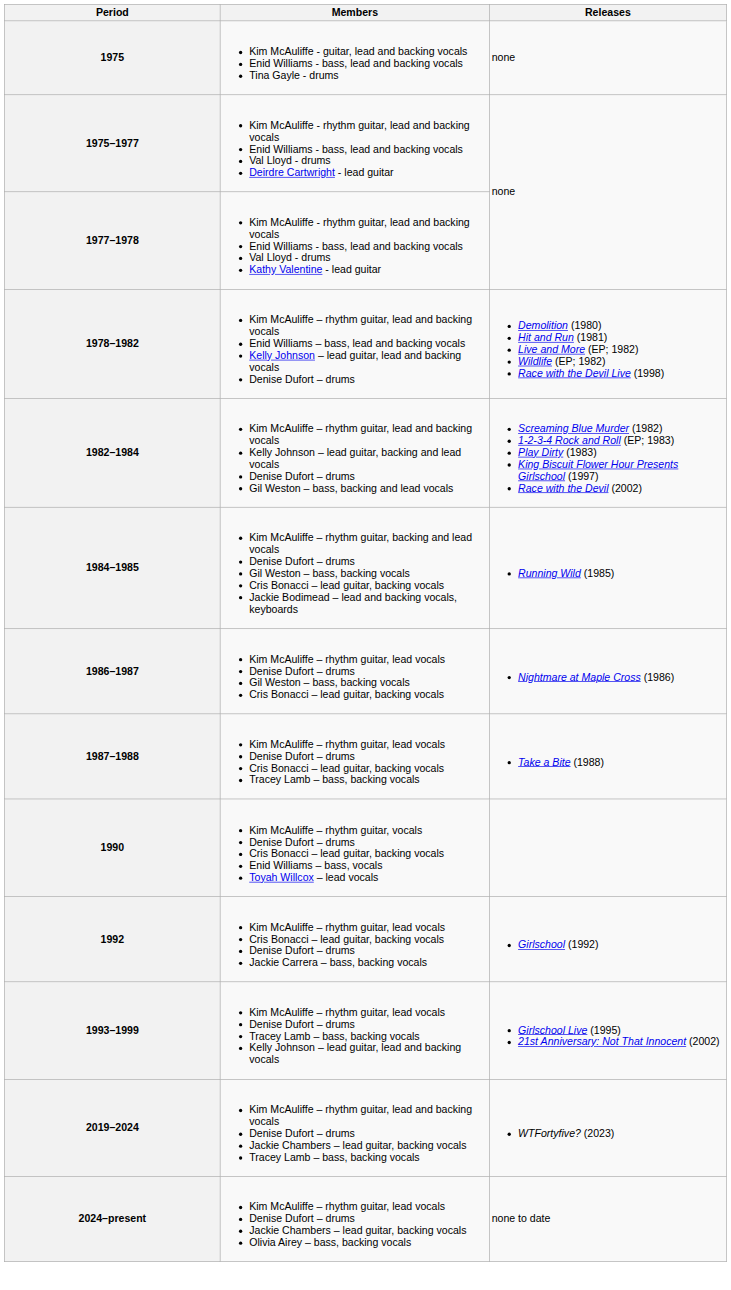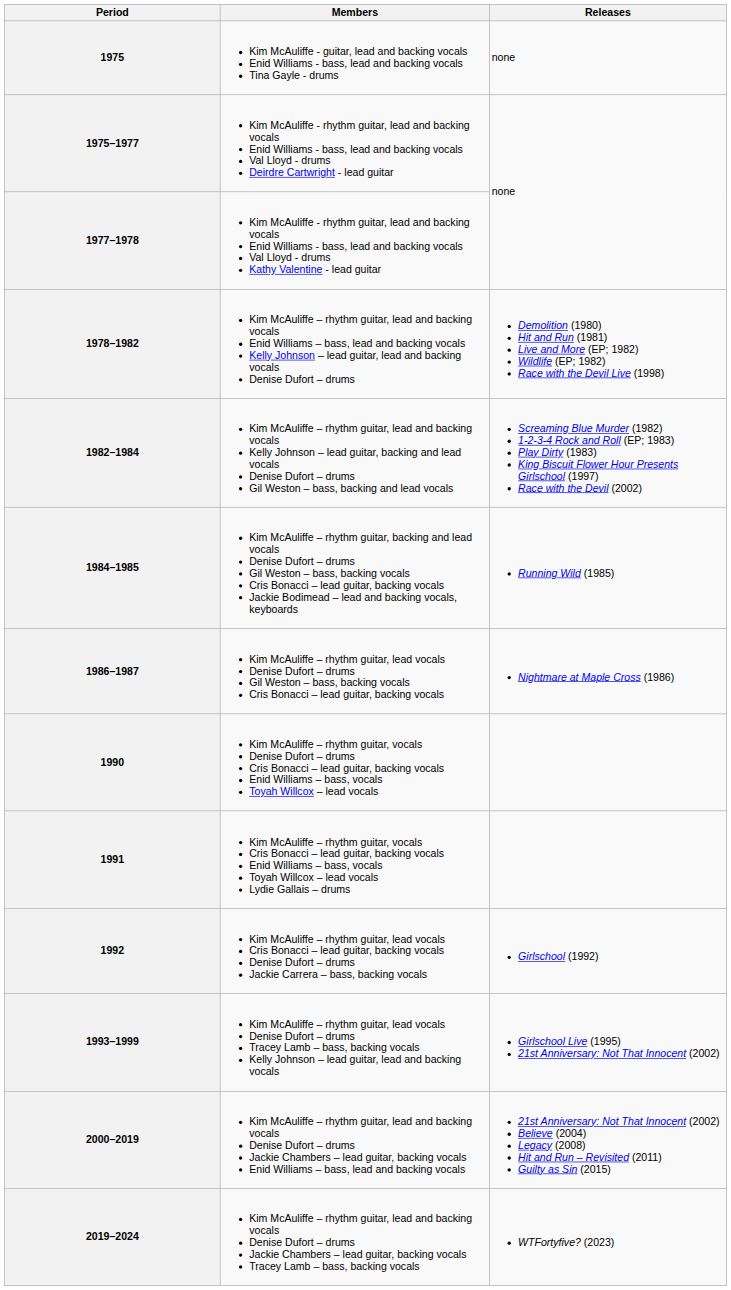- row: (112, 756)
+ row: (112, 859)
+ row: (112, 1139)
- row: (112, 1219)
